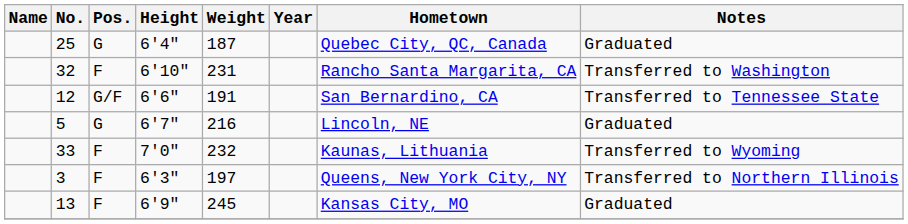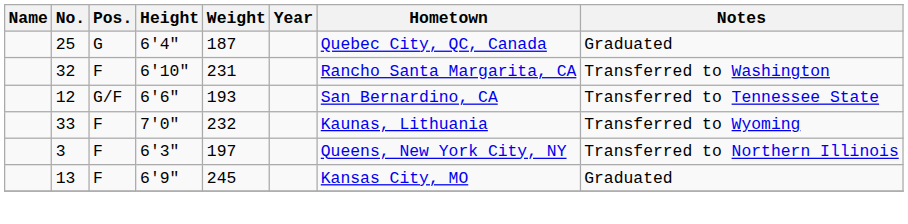(222, 98) 191 -> (222, 98) 193
- row: (61, 125)
